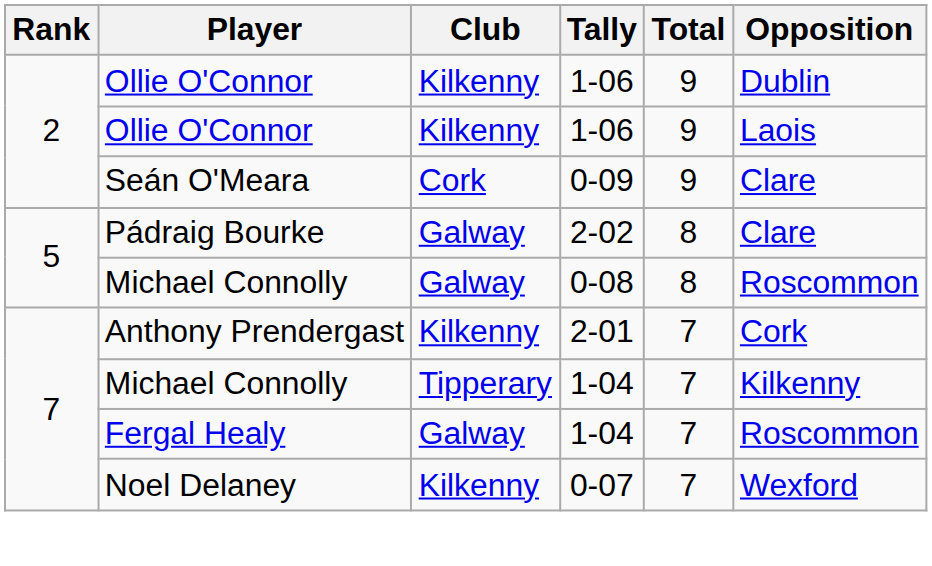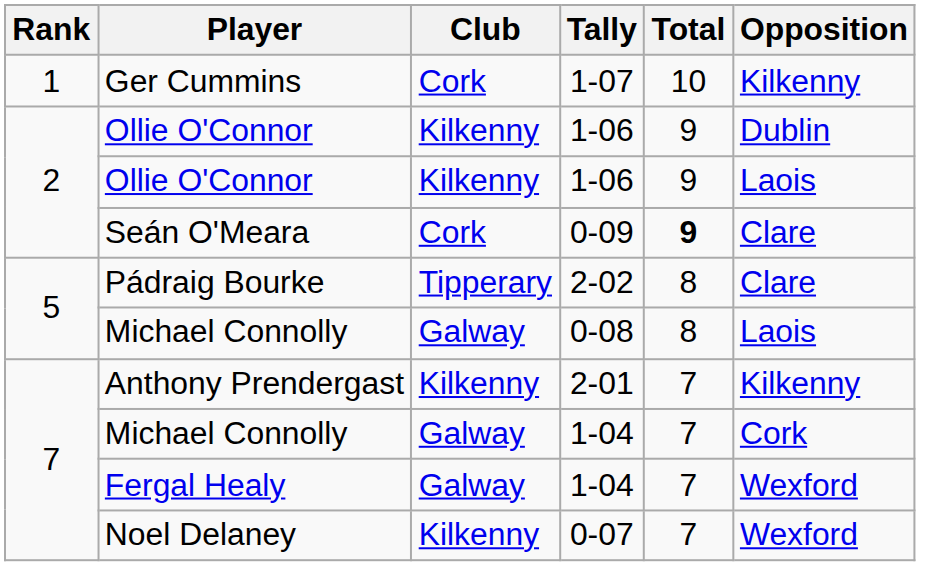+ row: (203, 80)
(688, 181) normal -> (688, 231) bold
(472, 231) Galway -> (485, 282) Tipperary
(829, 282) Roscommon -> (778, 332) Laois
(774, 332) Cork -> (800, 383) Kilkenny
(485, 383) Tipperary -> (472, 433) Galway
(800, 383) Kilkenny -> (774, 433) Cork
(829, 433) Roscommon -> (799, 484) Wexford
